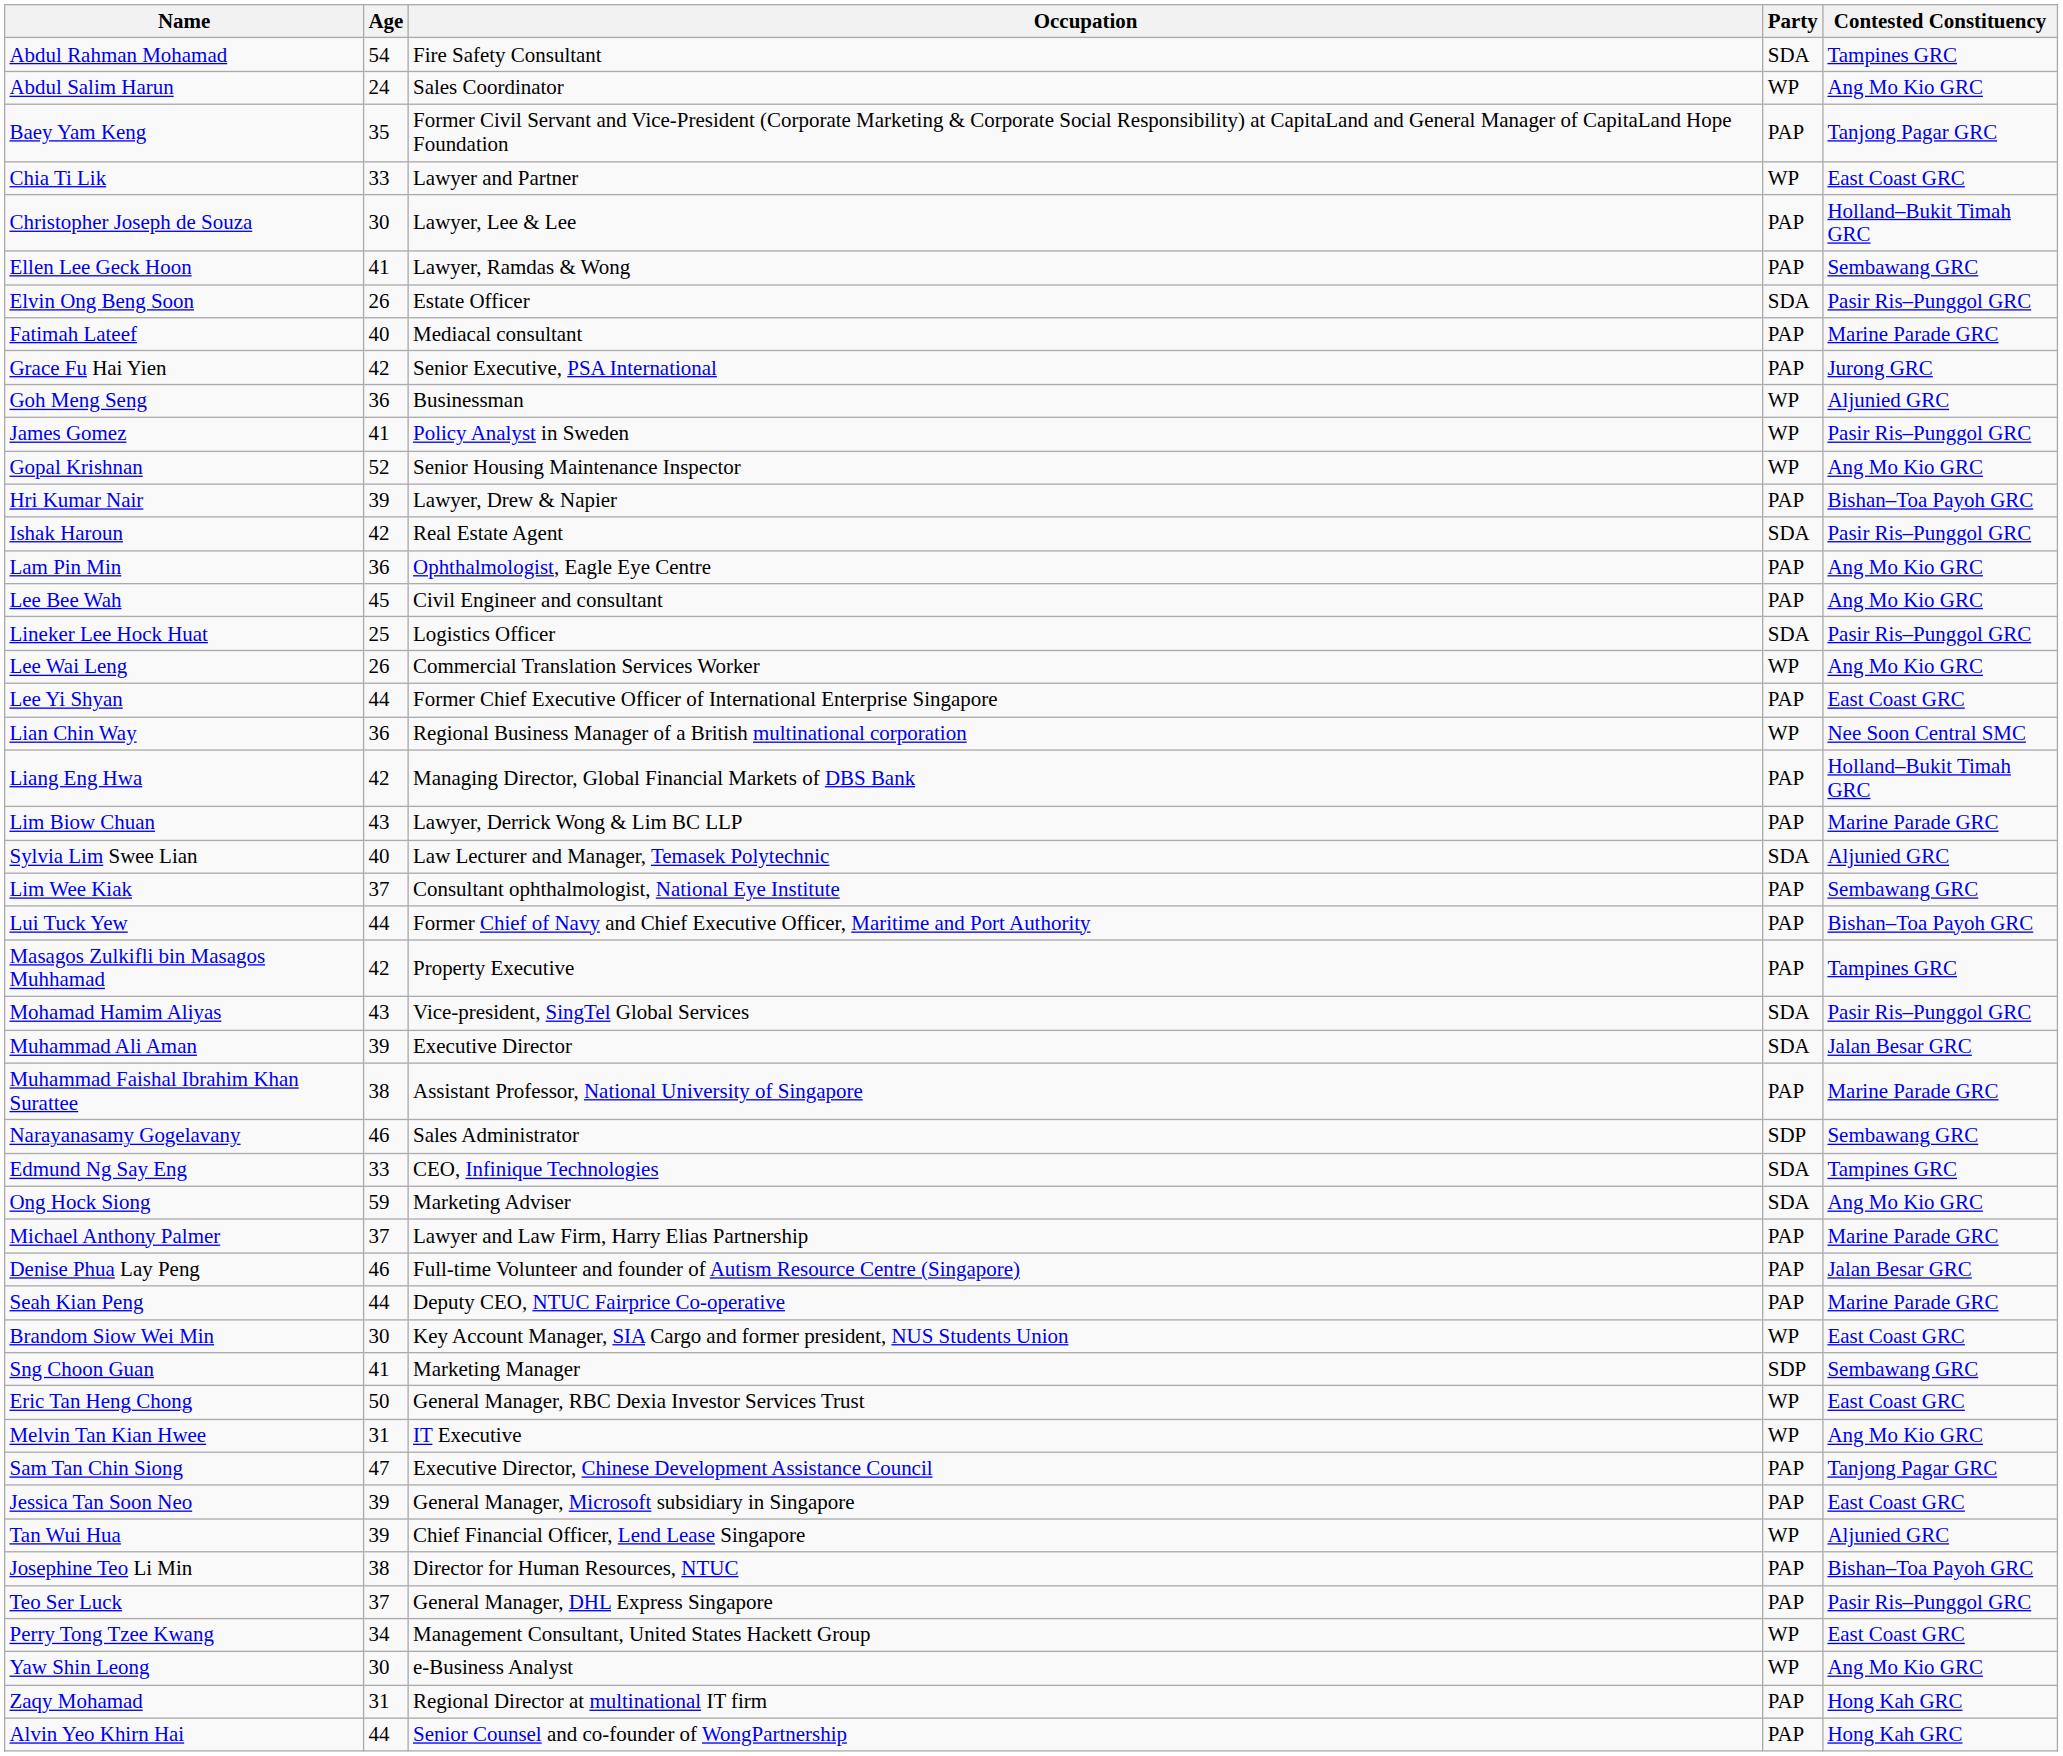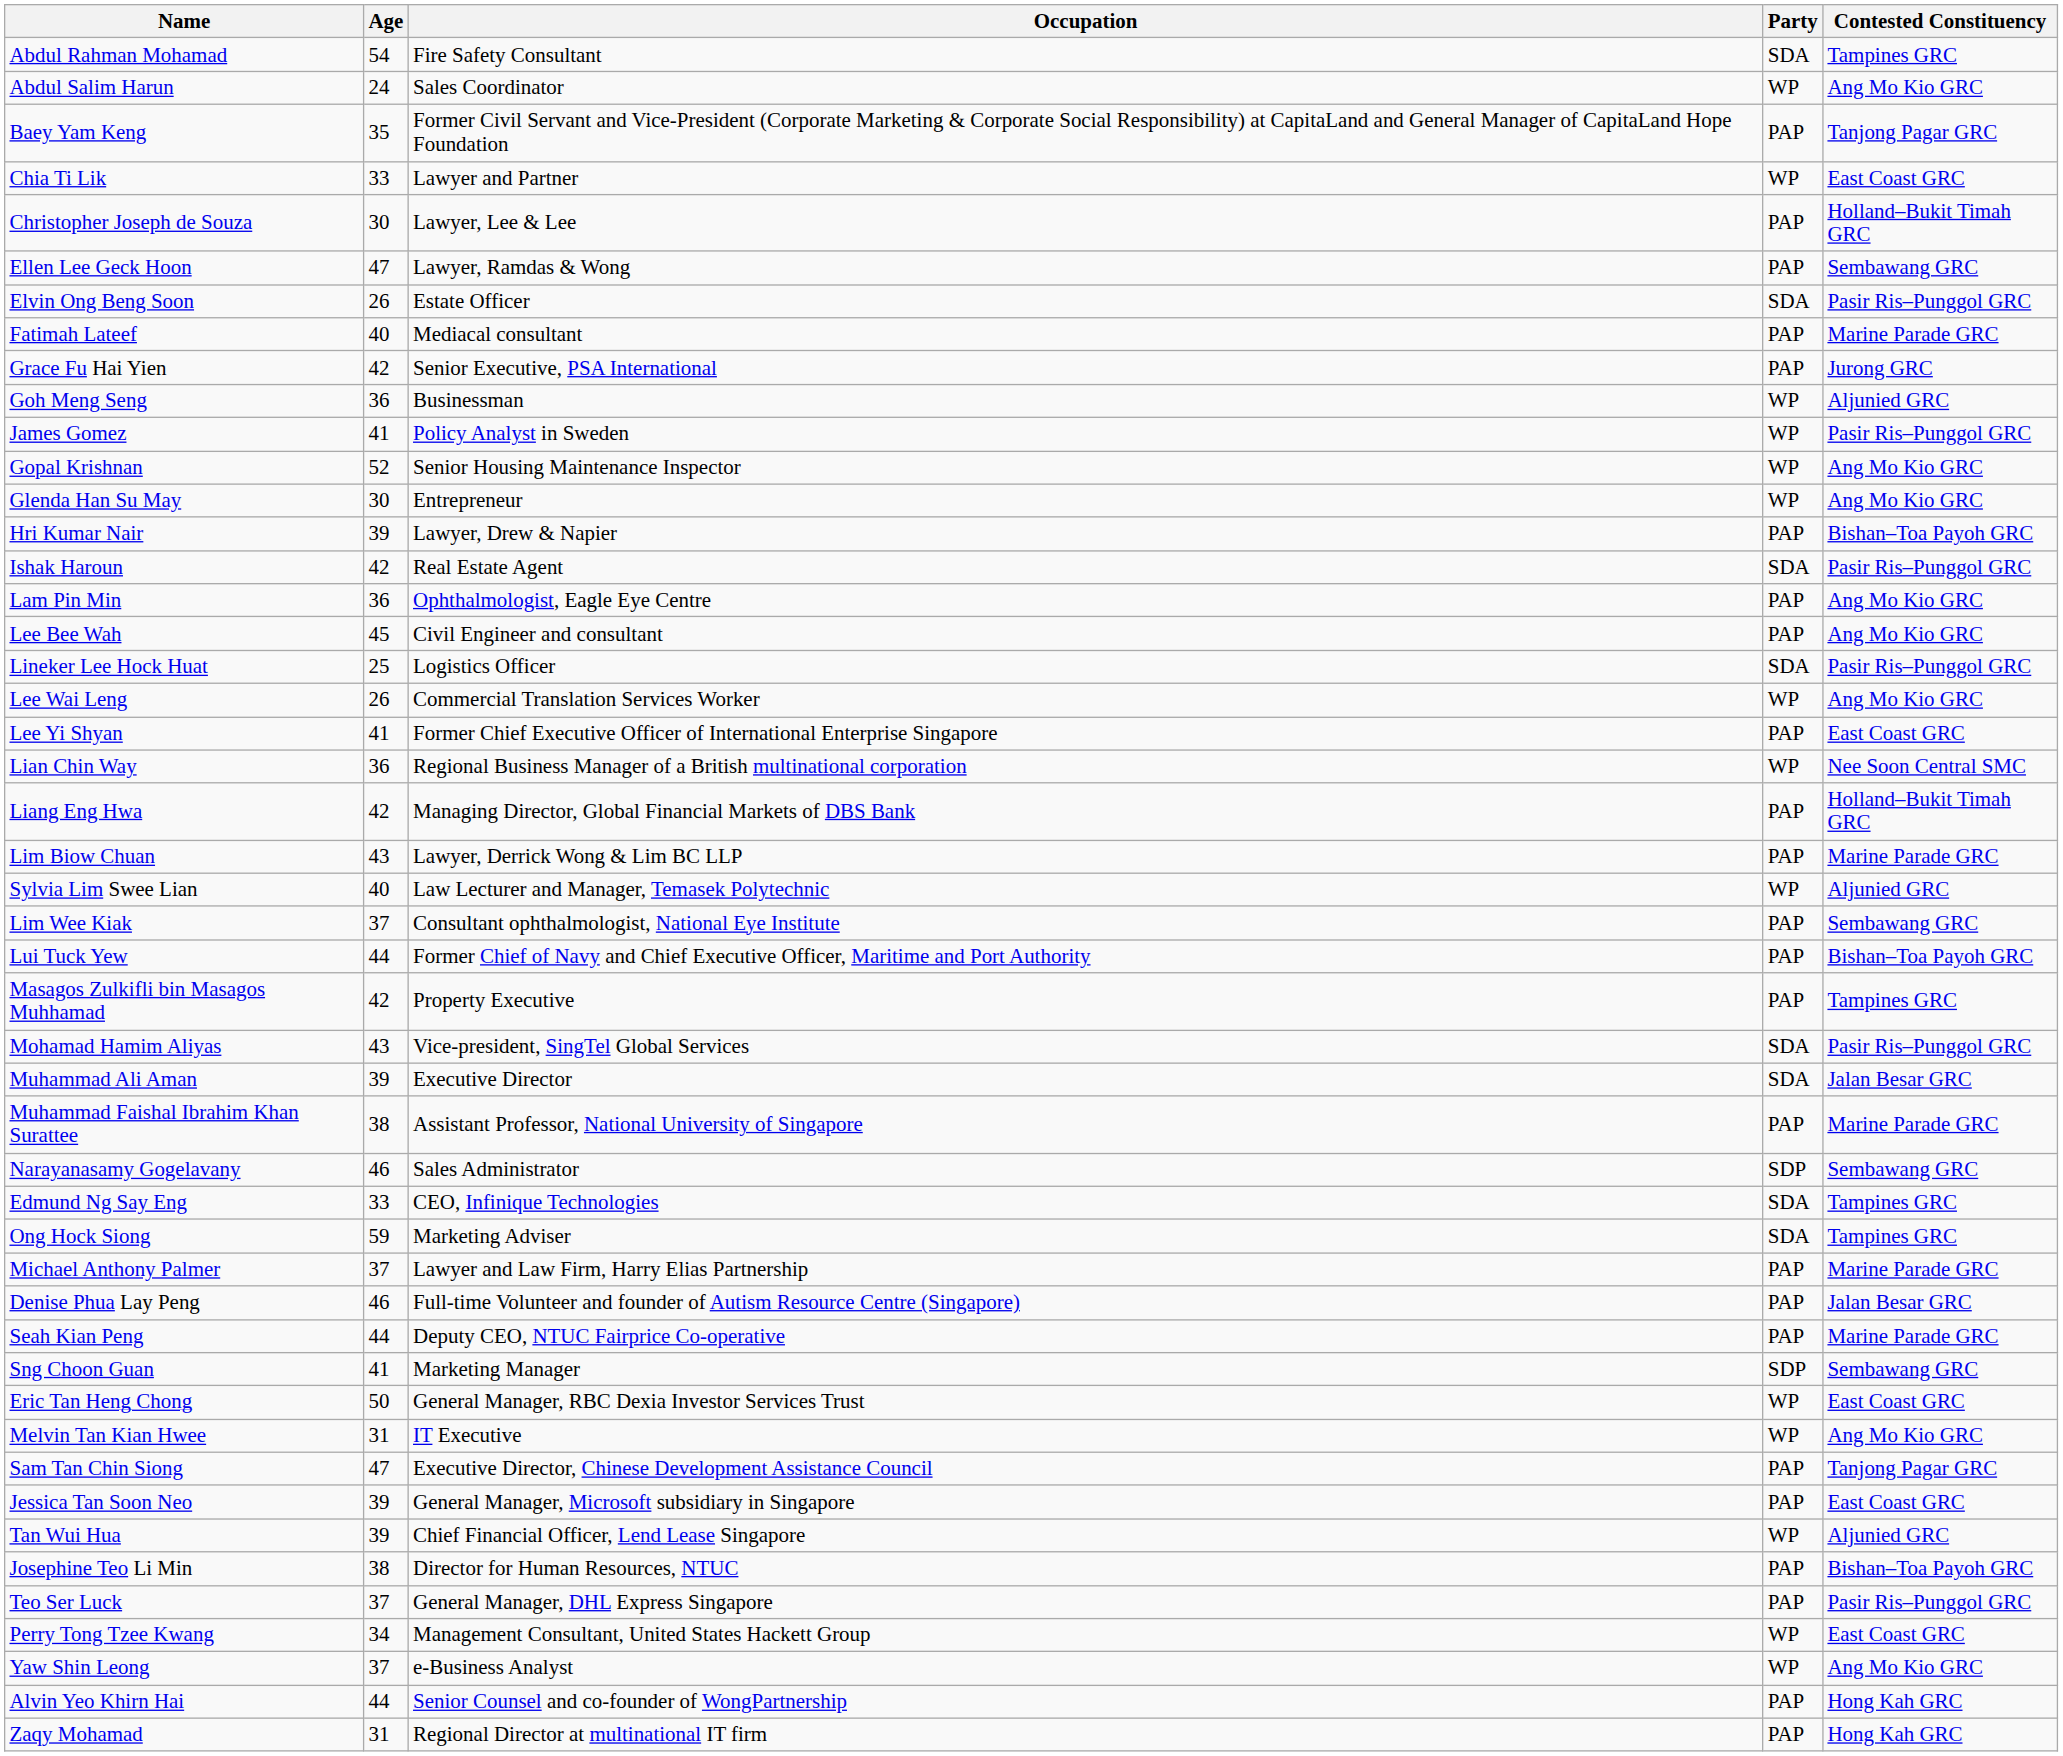(379, 267) 41 -> (379, 267) 47
+ row: (95, 500)
(379, 699) 44 -> (379, 733) 41
(1789, 856) SDA -> (1783, 889) WP
(1905, 1202) Ang Mo Kio GRC -> (1892, 1235) Tampines GRC
- row: (112, 1335)
(379, 1668) 30 -> (379, 1668) 37
rows swapped: (97, 1734) <-> (76, 1701)
